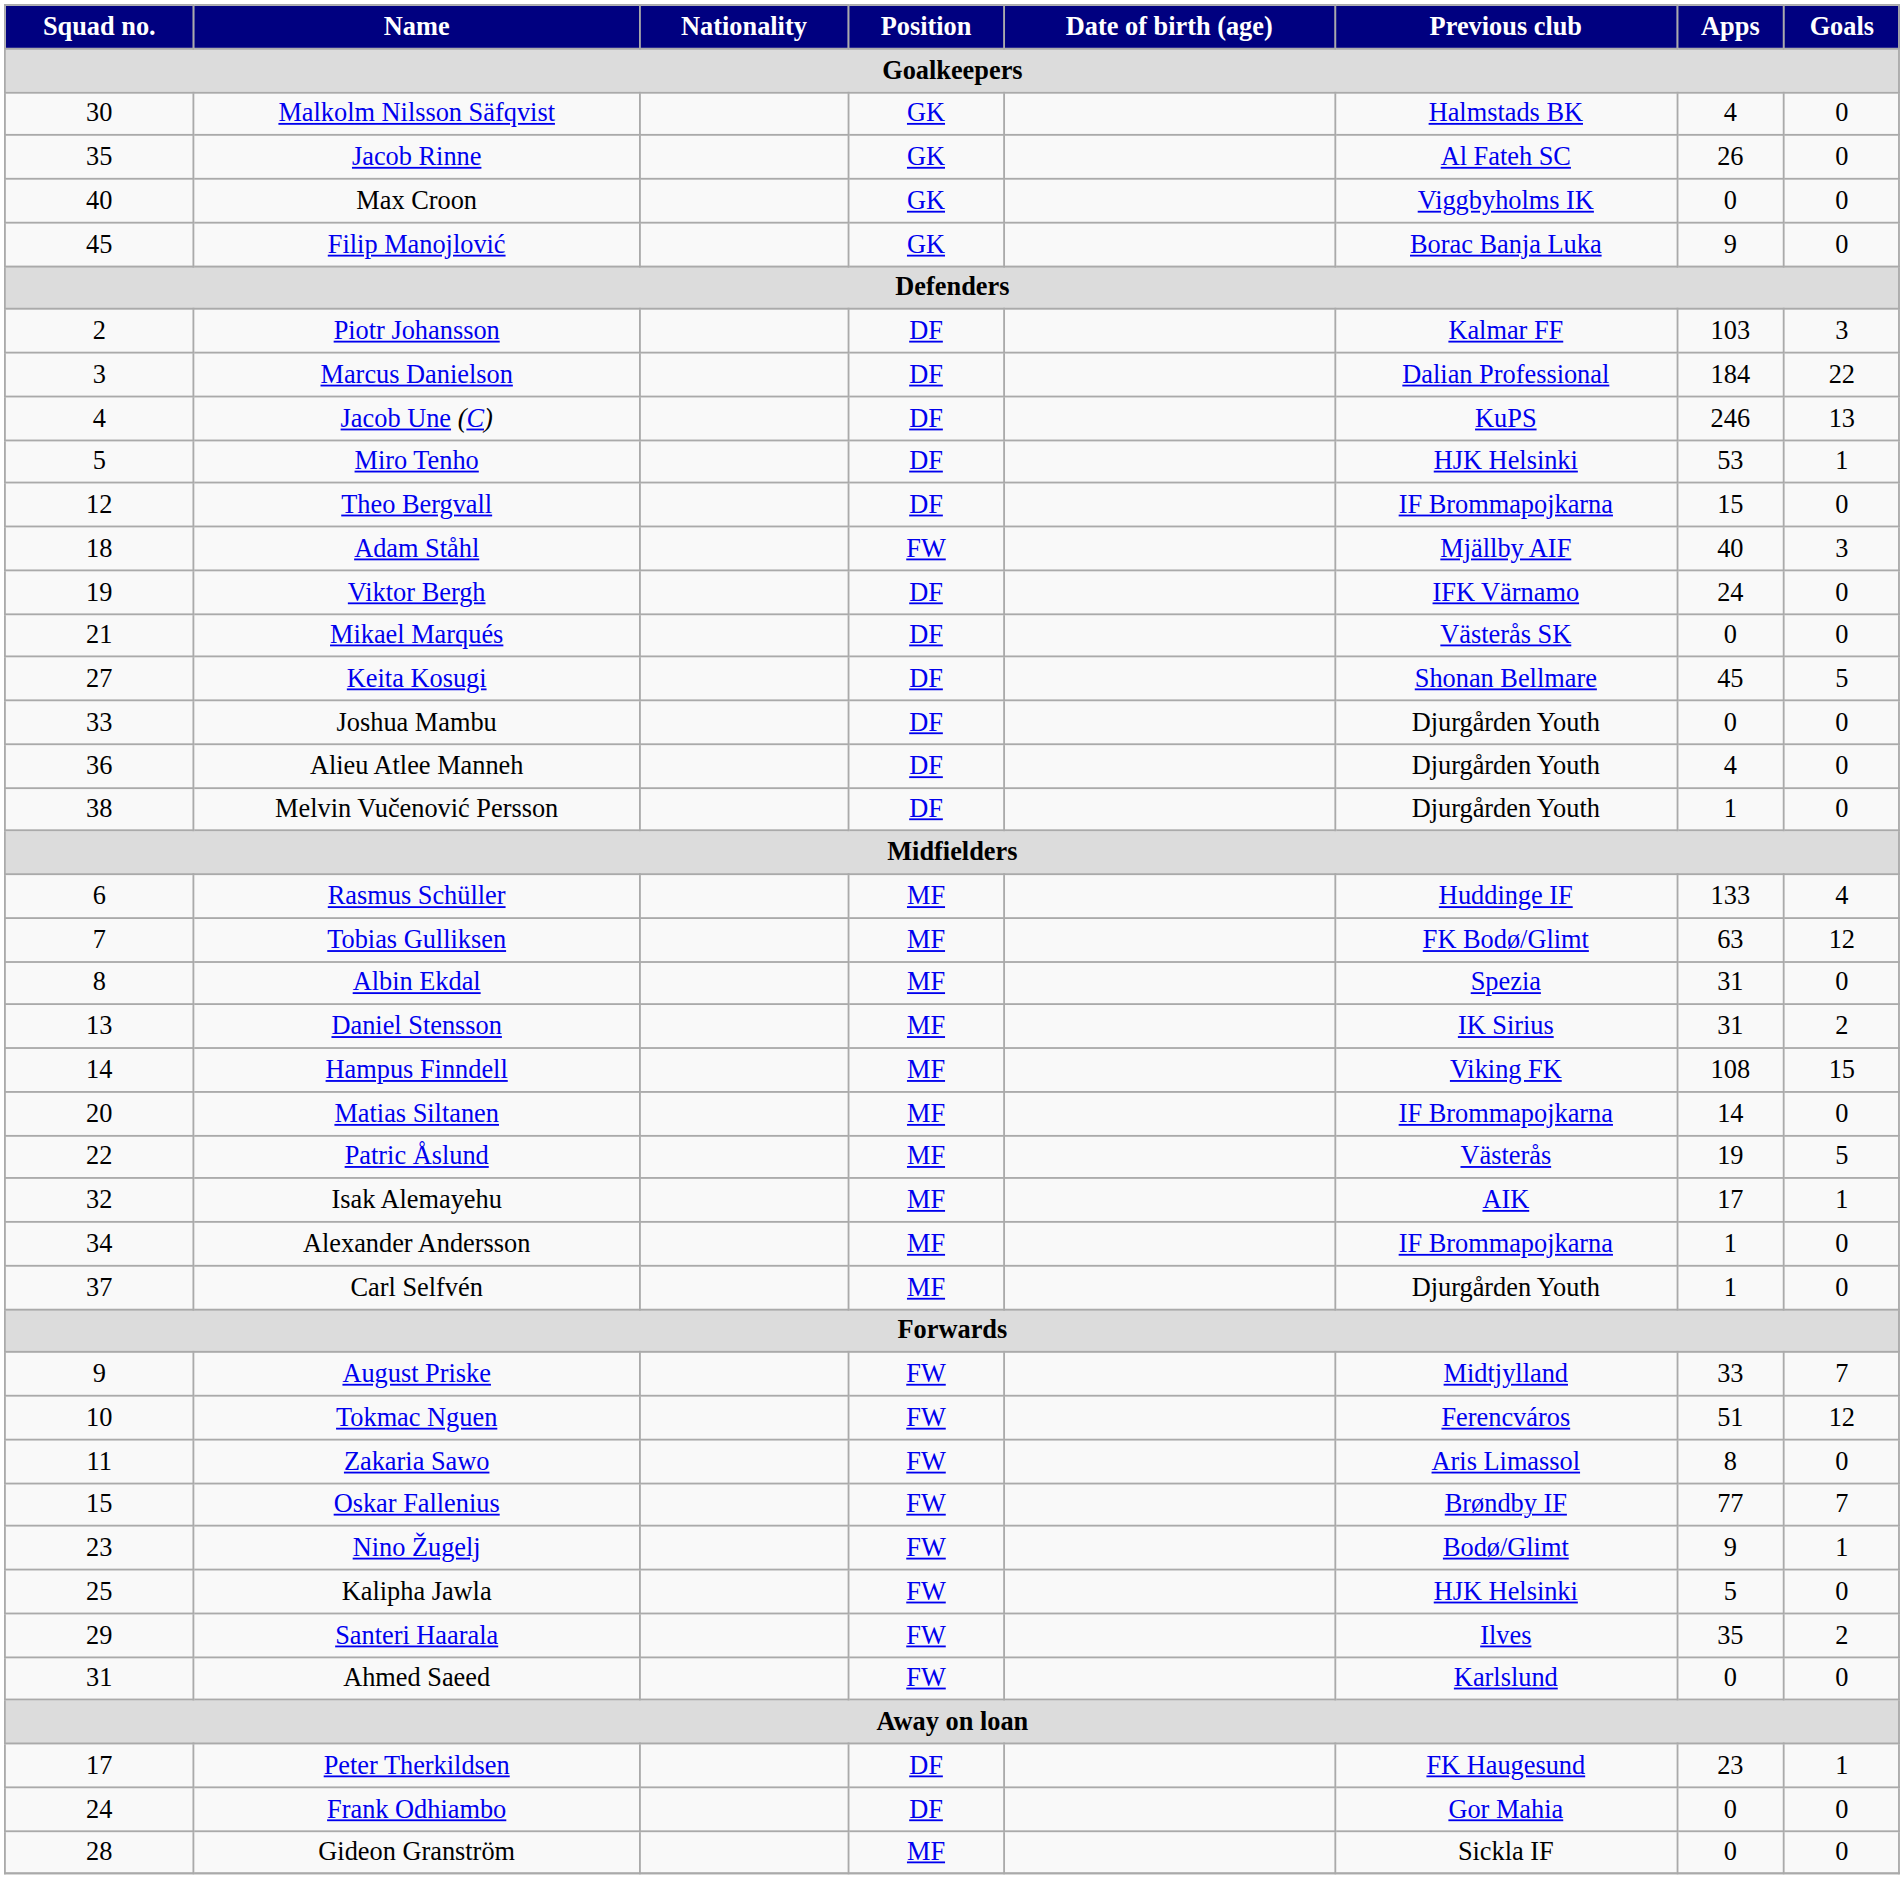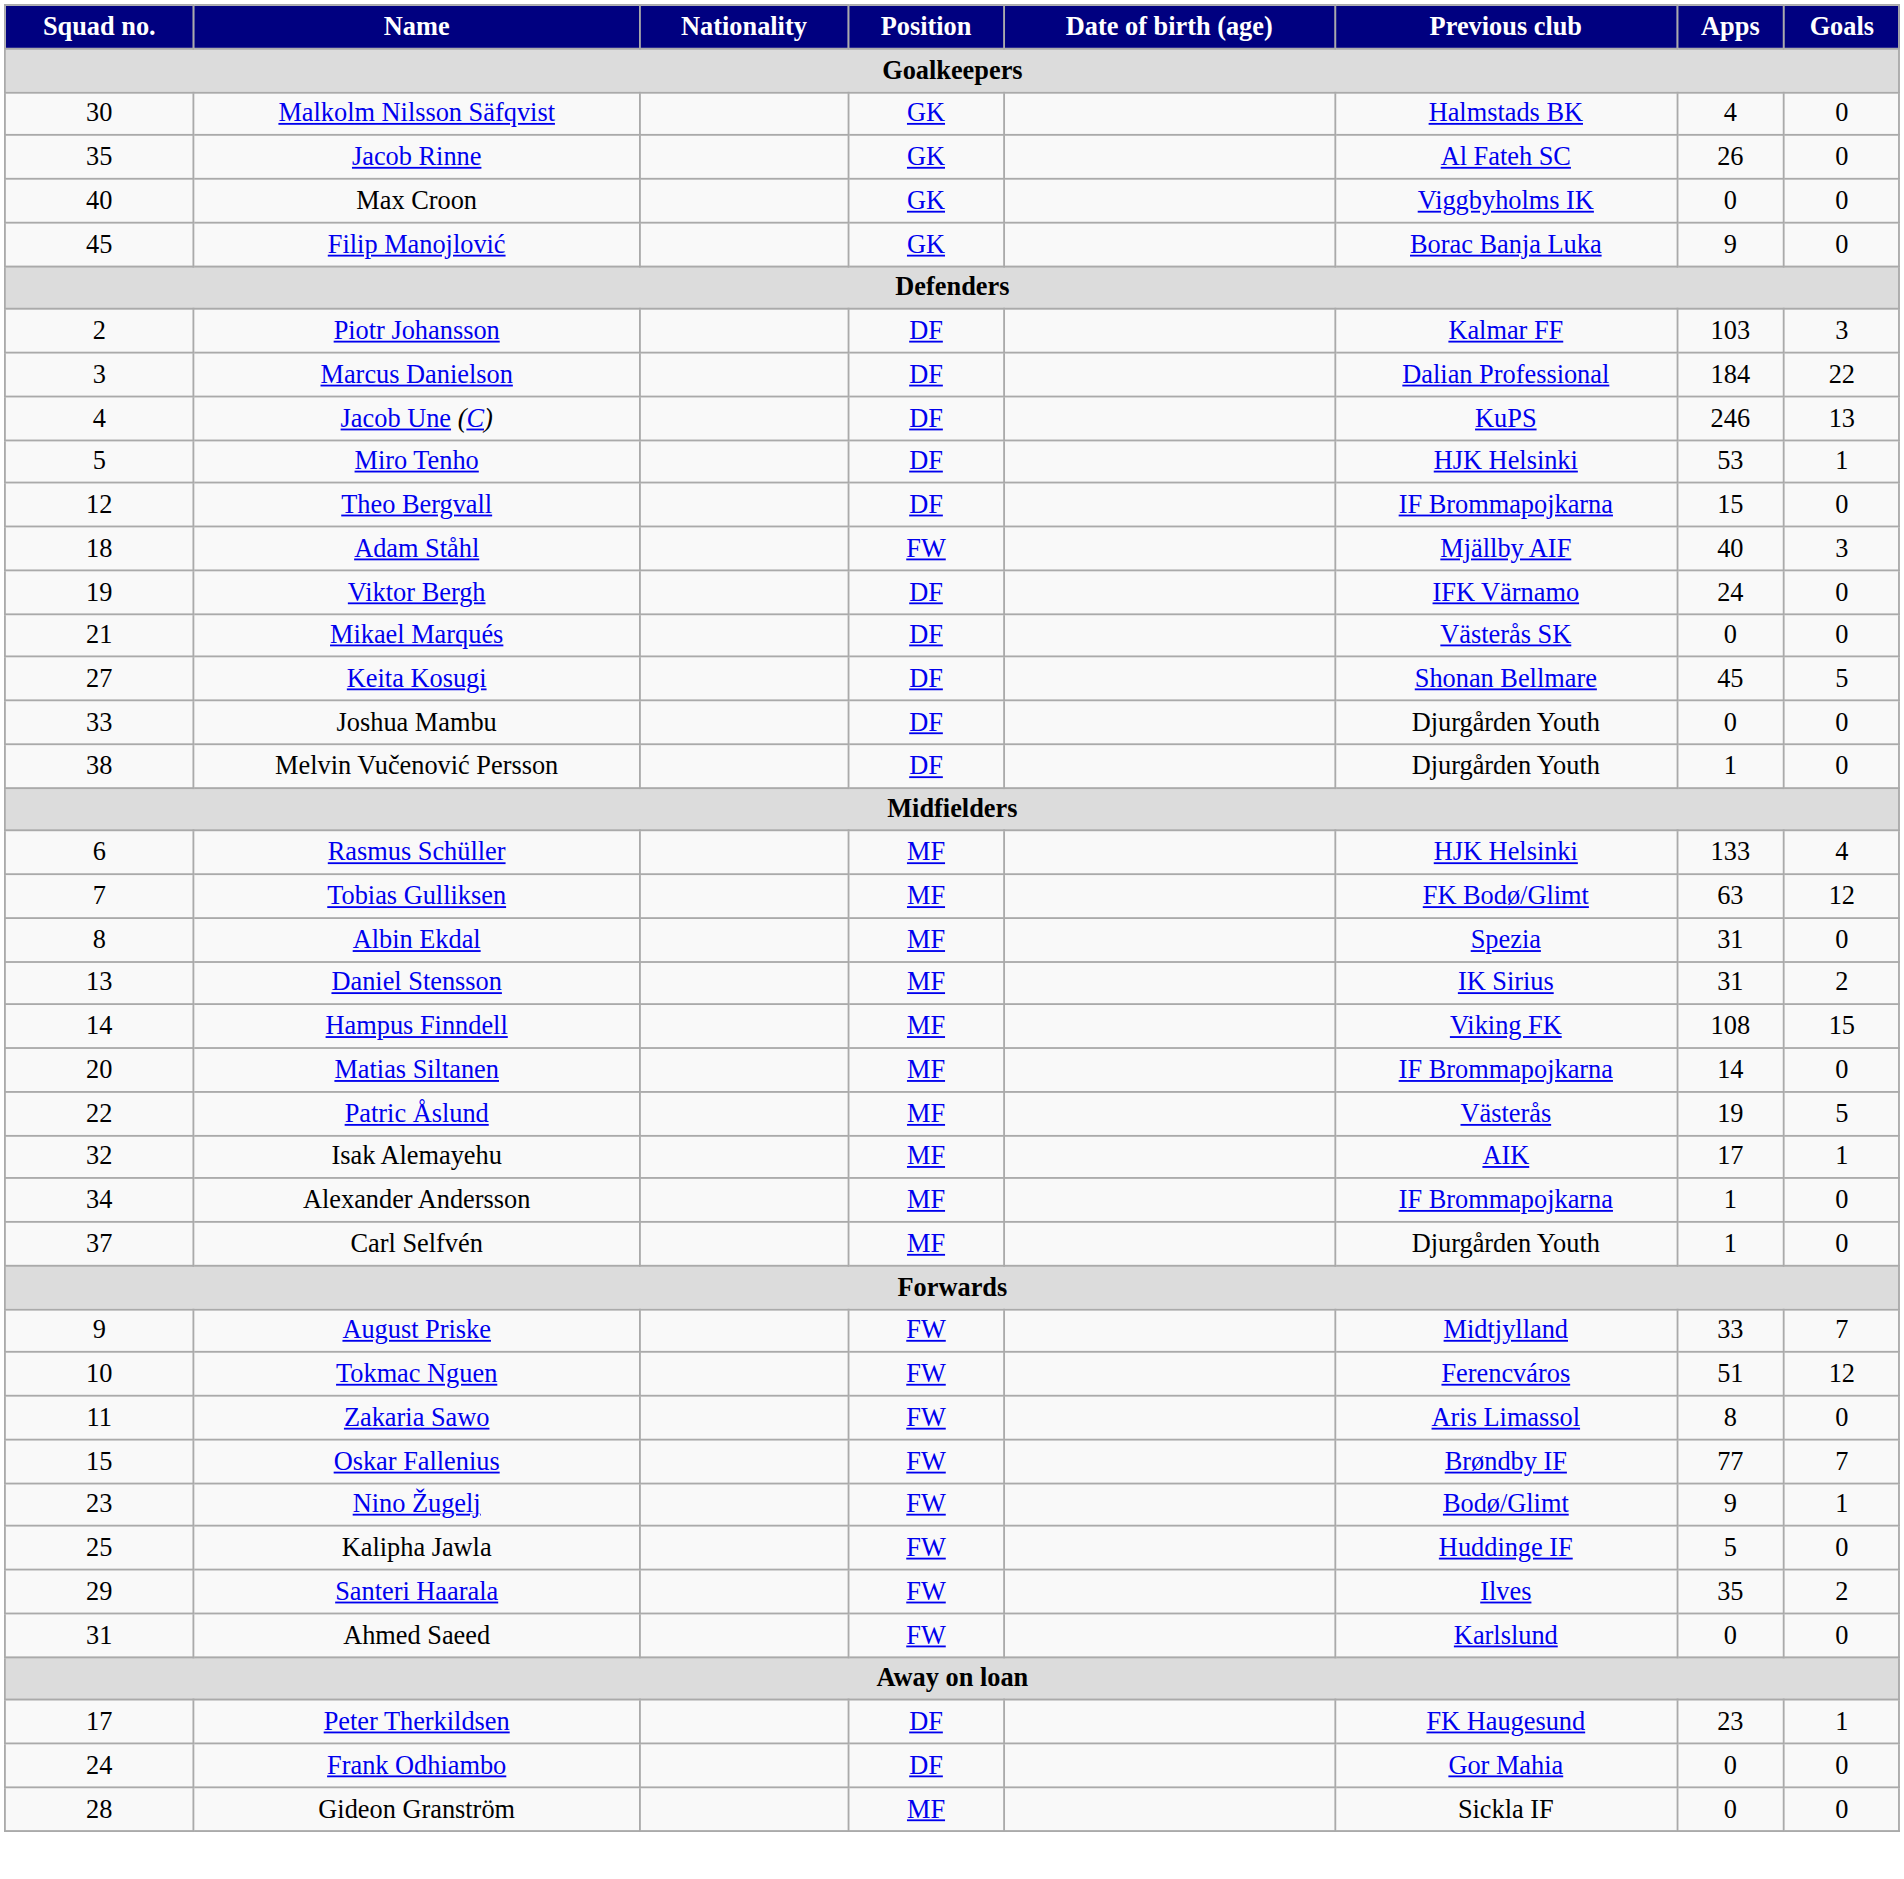- row: (417, 765)
(1506, 895) Huddinge IF -> (1506, 852) HJK Helsinki
(1506, 1591) HJK Helsinki -> (1506, 1547) Huddinge IF
